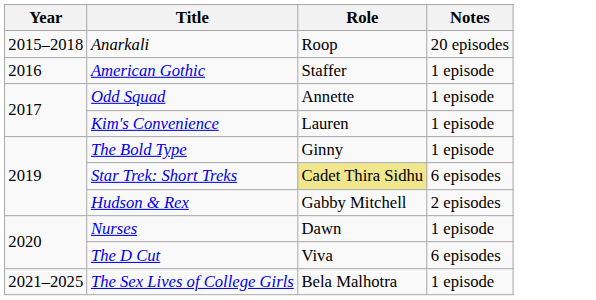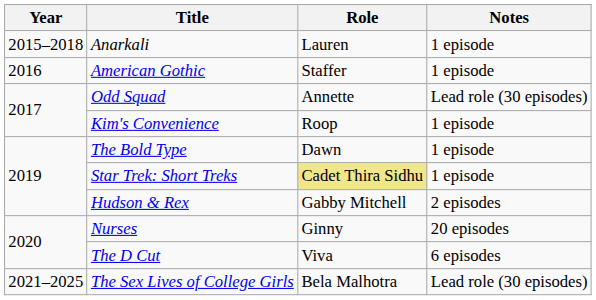(320, 44) Roop -> (325, 44) Lauren
(470, 44) 20 episodes -> (463, 44) 1 episode
(463, 96) 1 episode -> (509, 96) Lead role (30 episodes)
(325, 123) Lauren -> (320, 123) Roop
(322, 149) Ginny -> (321, 149) Dawn
(466, 176) 6 episodes -> (463, 176) 1 episode
(321, 228) Dawn -> (322, 228) Ginny
(463, 228) 1 episode -> (470, 228) 20 episodes
(463, 281) 1 episode -> (509, 281) Lead role (30 episodes)
